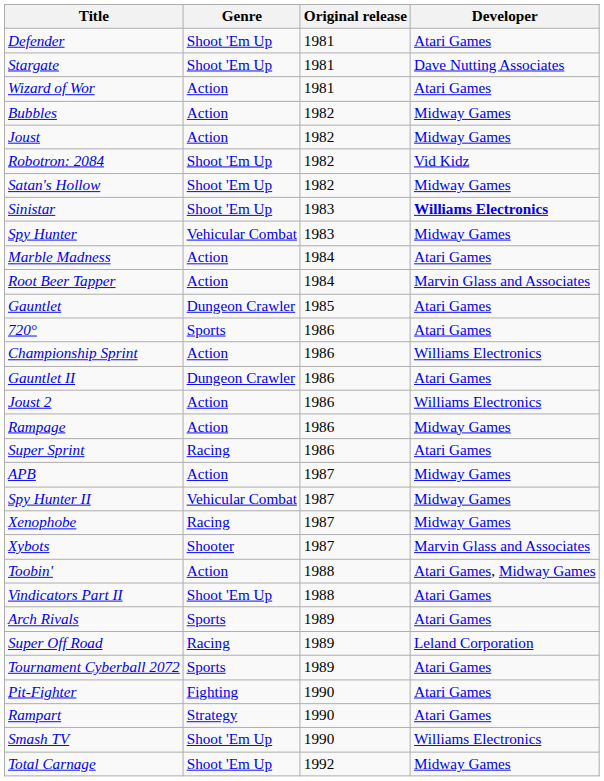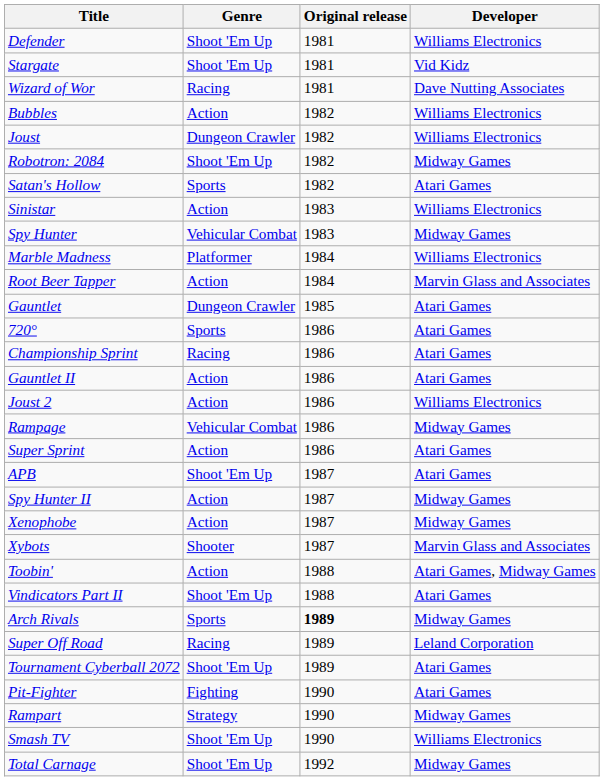(453, 40) Atari Games -> (478, 40) Williams Electronics
(489, 64) Dave Nutting Associates -> (442, 64) Vid Kidz
(207, 88) Action -> (208, 88) Racing
(453, 88) Atari Games -> (489, 88) Dave Nutting Associates
(462, 112) Midway Games -> (478, 112) Williams Electronics
(207, 137) Action -> (241, 137) Dungeon Crawler
(462, 137) Midway Games -> (478, 137) Williams Electronics
(442, 161) Vid Kidz -> (462, 161) Midway Games
(229, 185) Shoot 'Em Up -> (206, 185) Sports
(462, 185) Midway Games -> (453, 185) Atari Games
(229, 209) Shoot 'Em Up -> (207, 209) Action
(481, 209) bold -> (478, 209) normal
(207, 257) Action -> (219, 257) Platformer
(453, 257) Atari Games -> (478, 257) Williams Electronics
(207, 354) Action -> (208, 354) Racing
(478, 354) Williams Electronics -> (453, 354) Atari Games
(241, 378) Dungeon Crawler -> (207, 378) Action
(207, 426) Action -> (242, 426) Vehicular Combat
(208, 450) Racing -> (207, 450) Action
(207, 474) Action -> (229, 474) Shoot 'Em Up
(462, 474) Midway Games -> (453, 474) Atari Games
(242, 498) Vehicular Combat -> (207, 498) Action
(208, 522) Racing -> (207, 522) Action
(319, 619) normal -> (319, 619) bold
(453, 619) Atari Games -> (462, 619) Midway Games
(206, 667) Sports -> (229, 667) Shoot 'Em Up
(453, 715) Atari Games -> (462, 715) Midway Games
